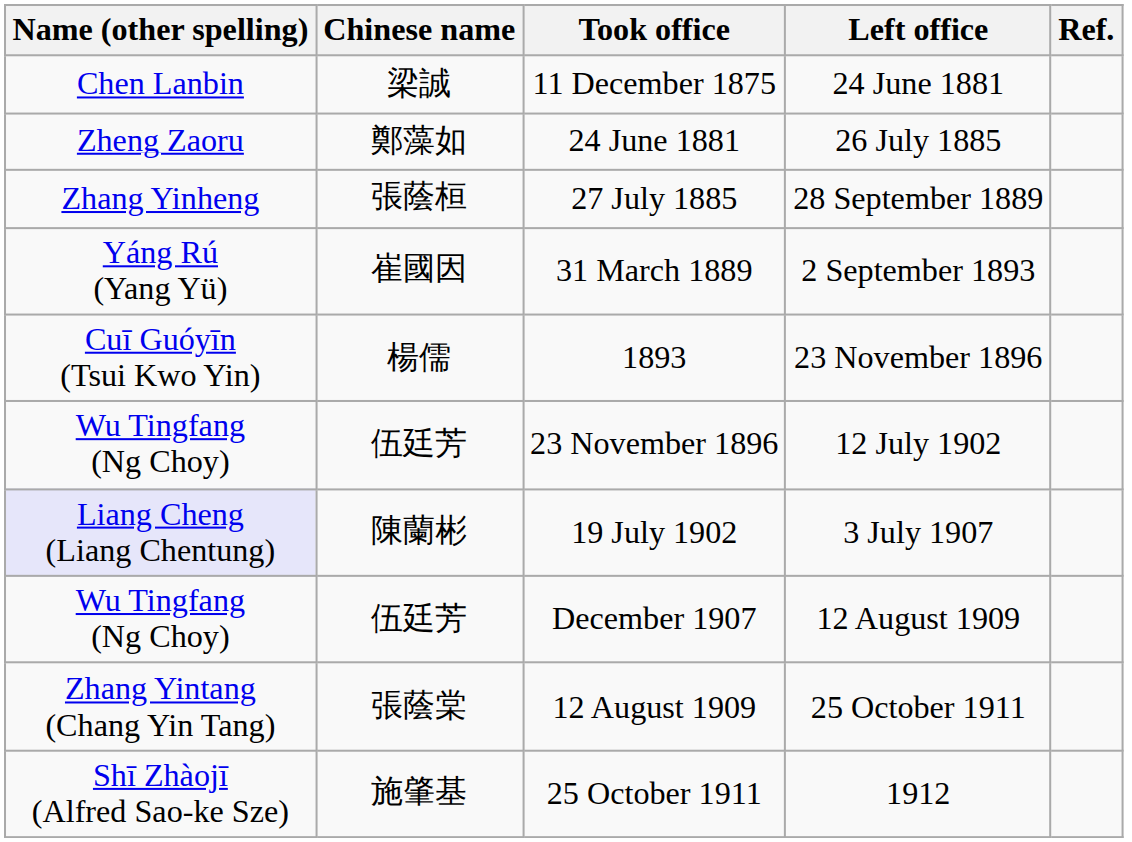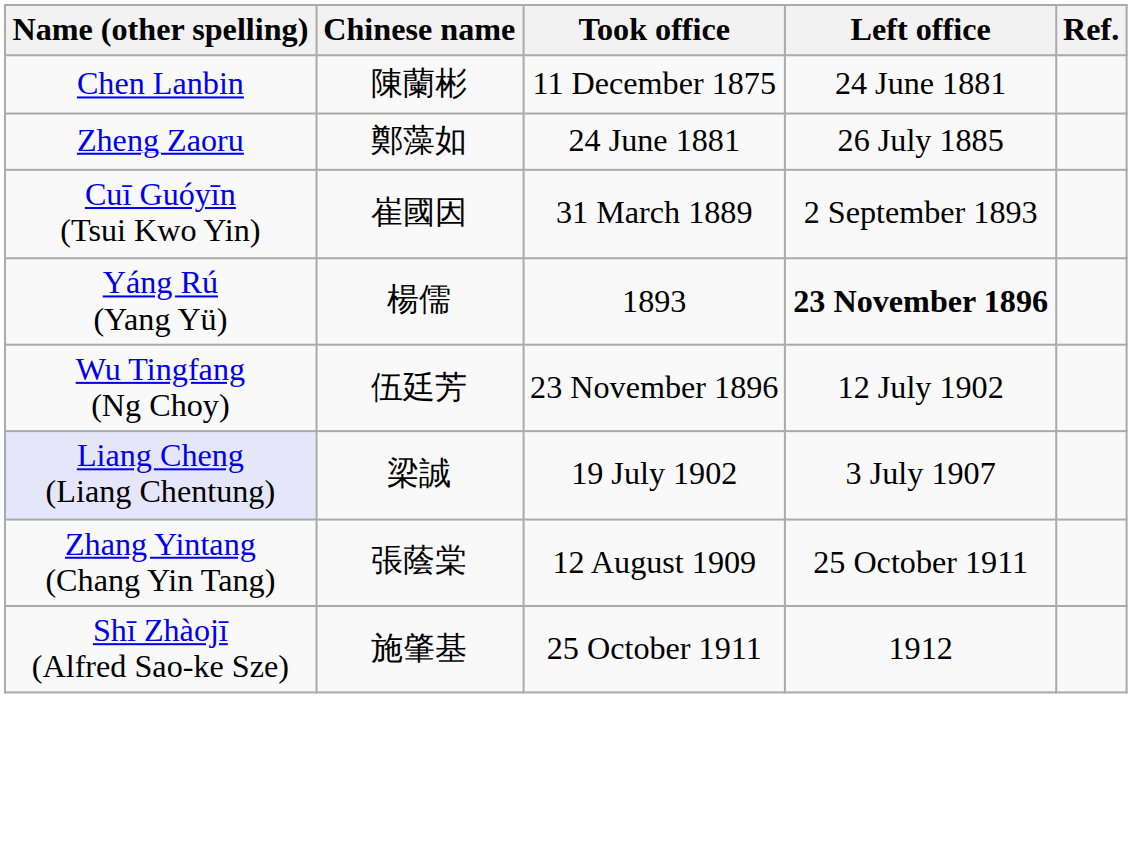(419, 83) 梁誠 -> (419, 83) 陳蘭彬
- row: (654, 198)
(160, 270) Yáng Rú (Yang Yü) -> (160, 213) Cuī Guóyīn (Tsui Kwo Yin)
(160, 357) Cuī Guóyīn (Tsui Kwo Yin) -> (160, 300) Yáng Rú (Yang Yü)
(918, 357) normal -> (921, 300) bold
(419, 530) 陳蘭彬 -> (419, 473) 梁誠
- row: (654, 618)
